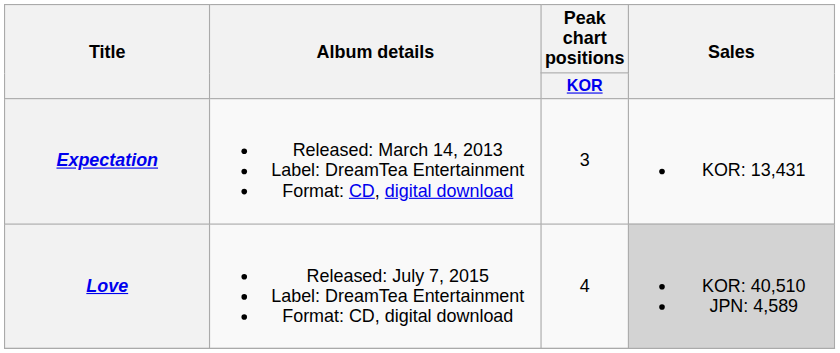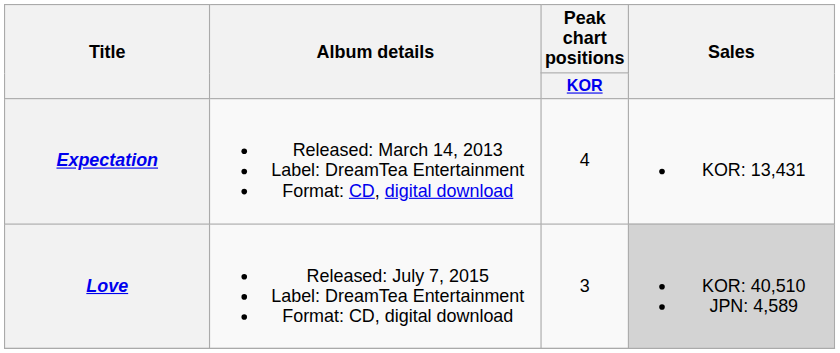(585, 161) 3 -> (585, 161) 4
(585, 285) 4 -> (585, 285) 3
